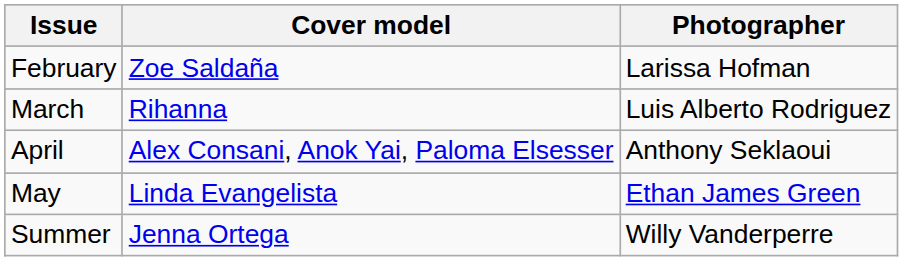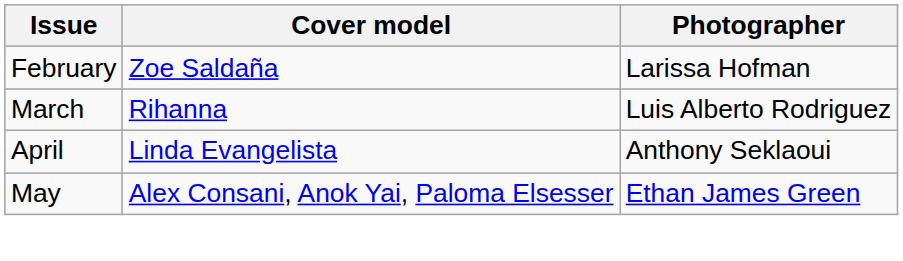(371, 151) Alex Consani, Anok Yai, Paloma Elsesser -> (233, 151) Linda Evangelista
(233, 192) Linda Evangelista -> (371, 192) Alex Consani, Anok Yai, Paloma Elsesser
- row: (61, 234)
